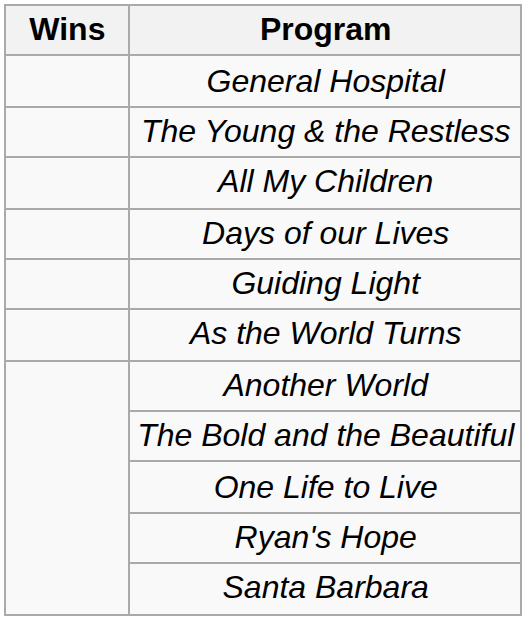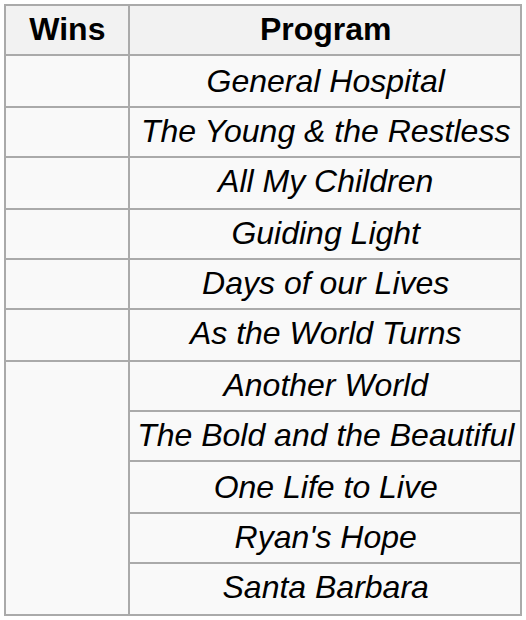rows swapped: (326, 283) <-> (326, 232)
